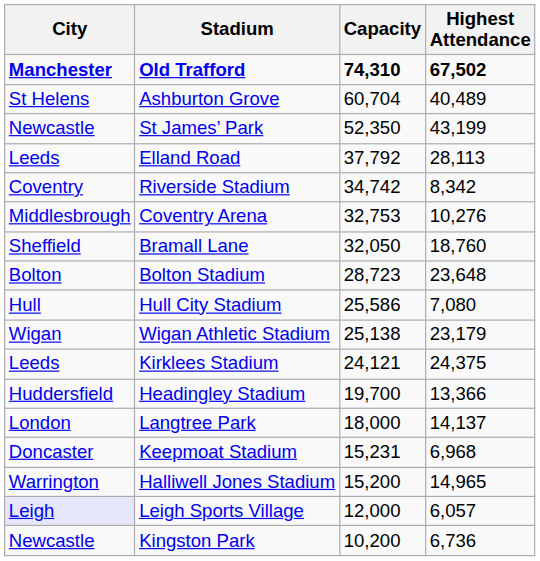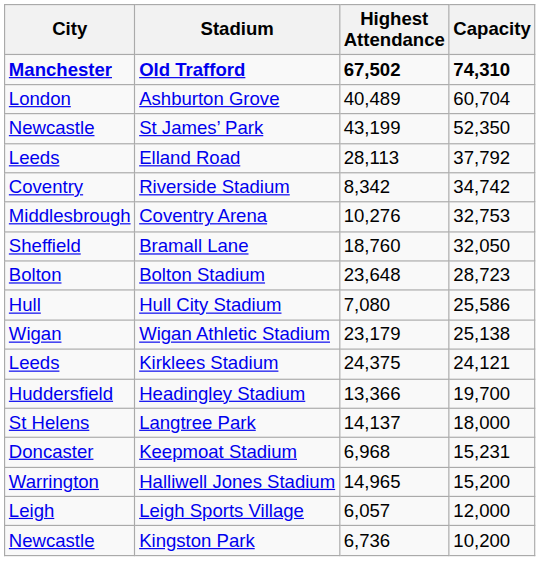columns swapped: (382, 29) <-> (480, 29)
(49, 98) St Helens -> (40, 98) London
(40, 422) London -> (49, 422) St Helens
(32, 511) lavender background -> (32, 511) no background
